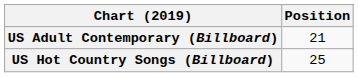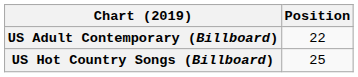(317, 38) 21 -> (317, 38) 22
